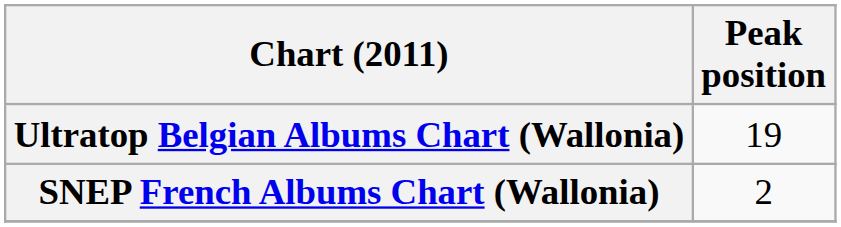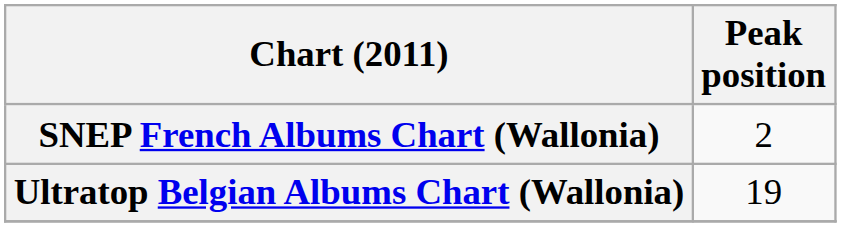rows swapped: (349, 133) <-> (349, 191)
